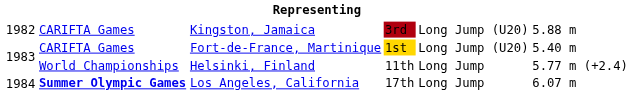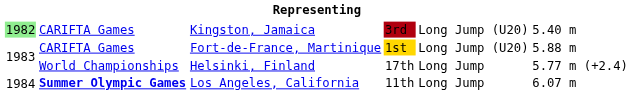(21, 30) no background -> (21, 30) lightgreen background
(554, 30) 5.88 m -> (554, 30) 5.40 m
(554, 47) 5.40 m -> (554, 47) 5.88 m
(400, 65) 11th -> (400, 65) 17th
(400, 83) 17th -> (400, 83) 11th
